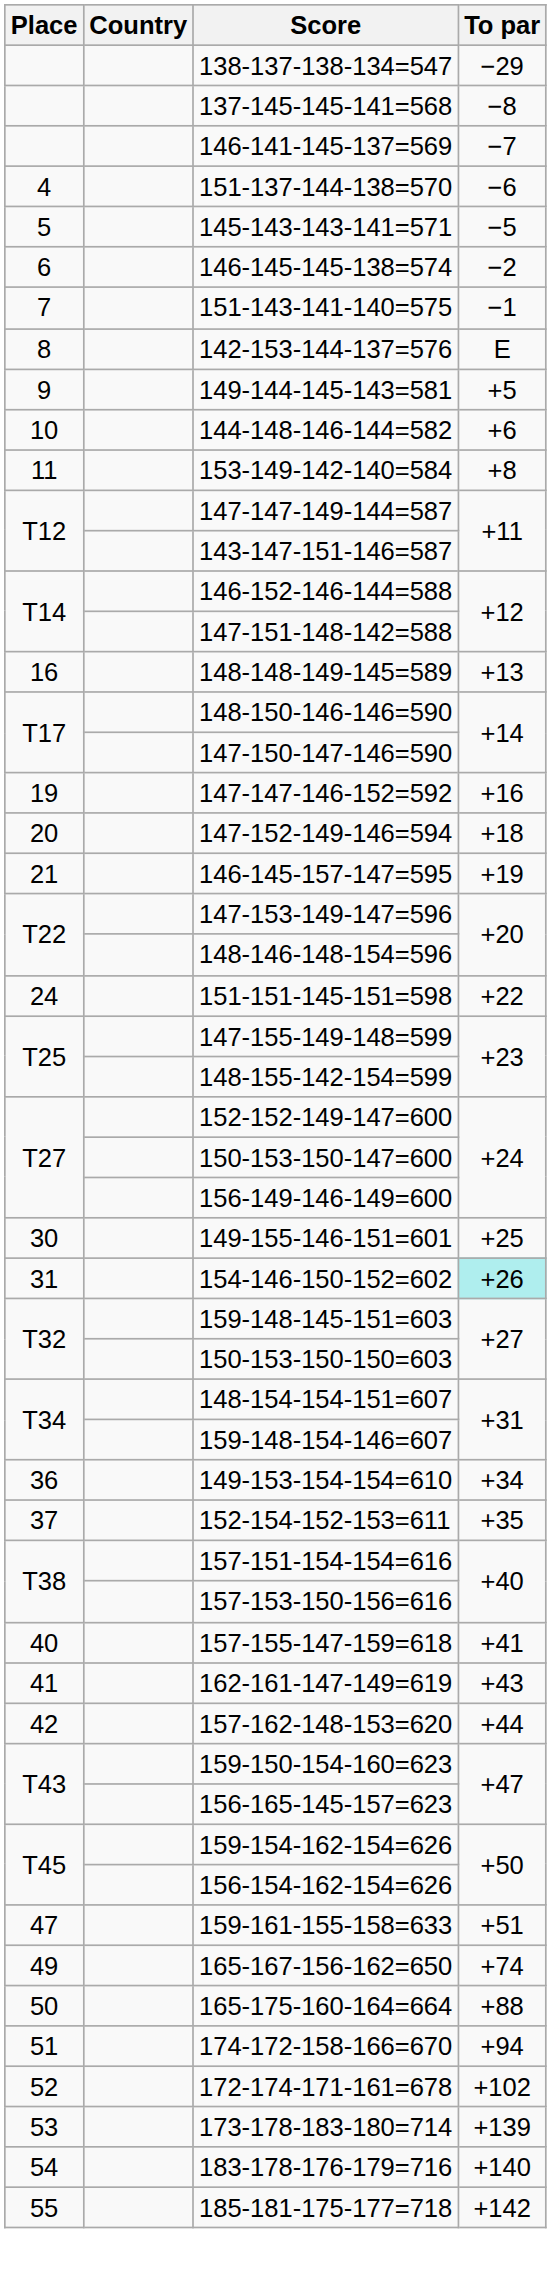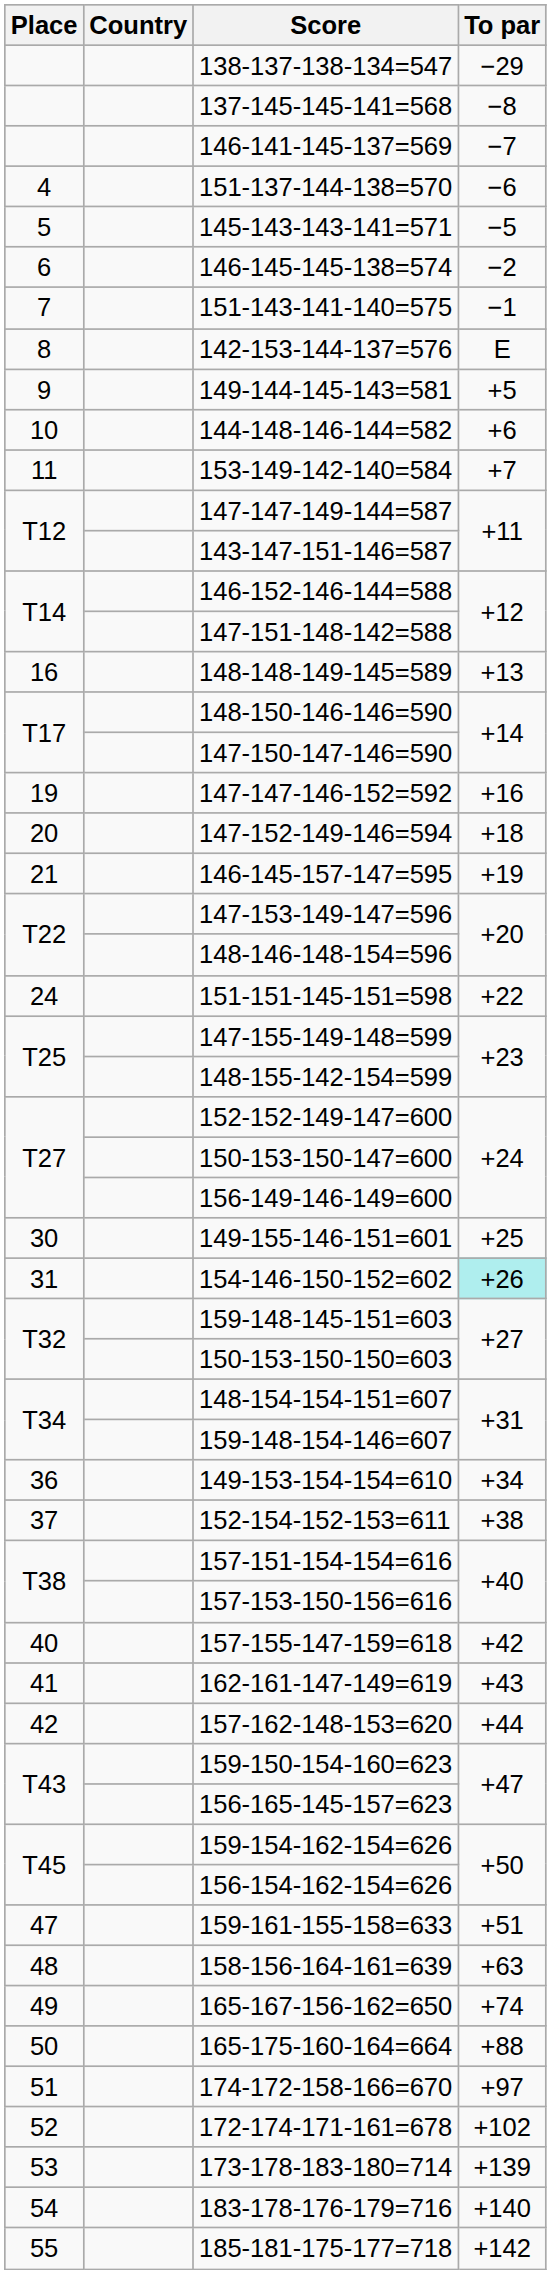(502, 470) +8 -> (502, 470) +7
(502, 1521) +35 -> (502, 1521) +38
(502, 1642) +41 -> (502, 1642) +42
+ row: (326, 1966)
(502, 2046) +94 -> (502, 2087) +97
